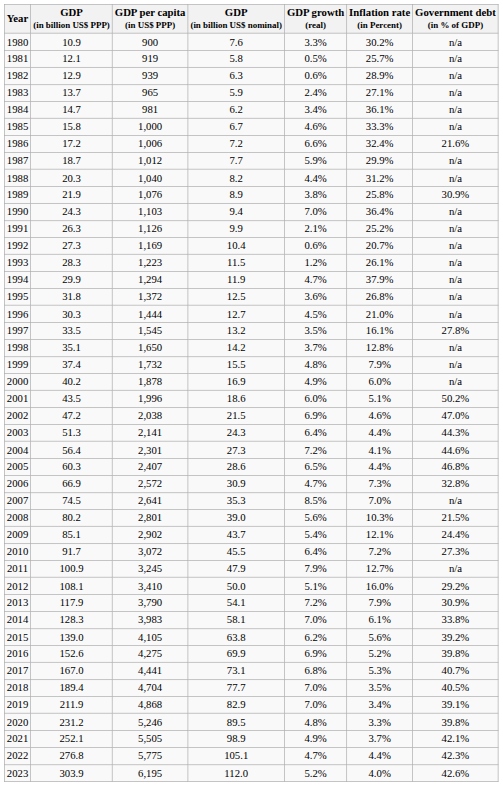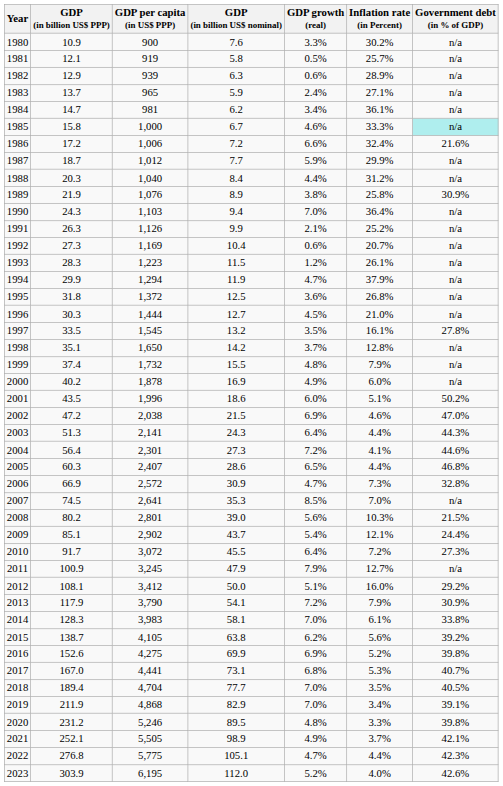(455, 127) no background -> (455, 127) paleturquoise background
(236, 178) 8.2 -> (236, 178) 8.4
(150, 586) 3,410 -> (150, 586) 3,412
(72, 637) 139.0 -> (72, 637) 138.7
